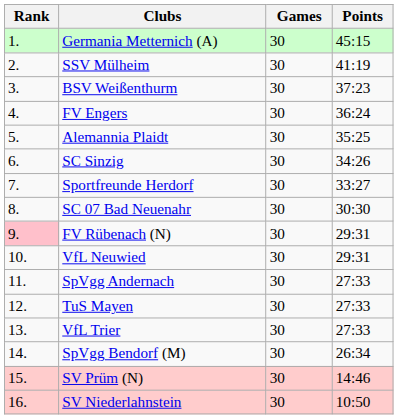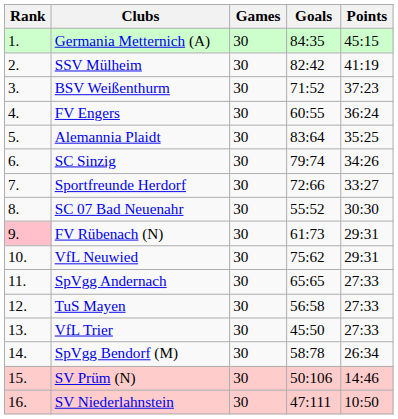+ column: (314, 16)
